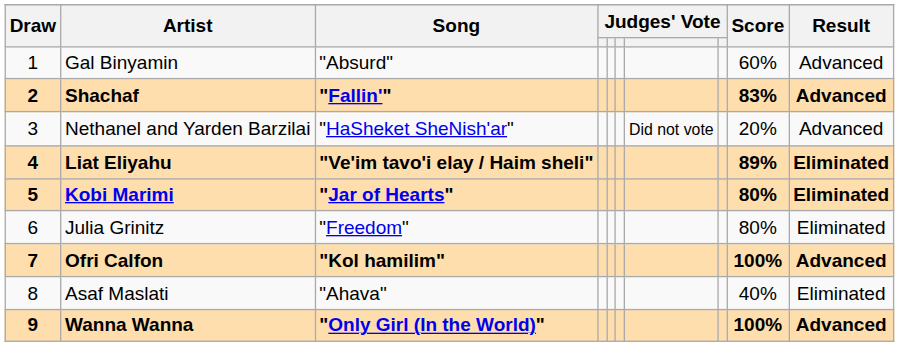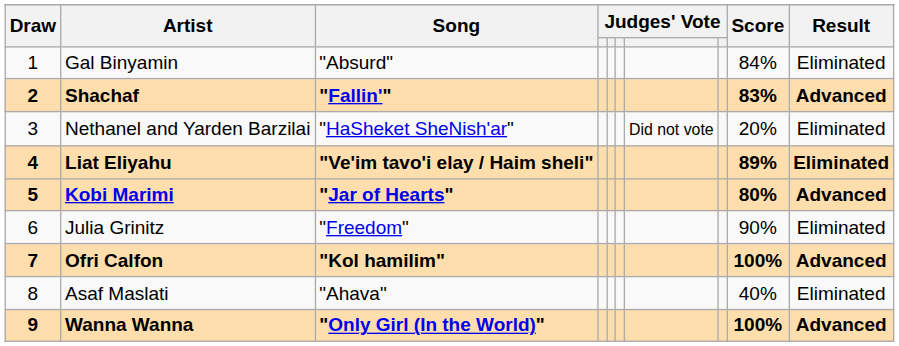(758, 63) 60% -> (758, 63) 84%
(841, 63) Advanced -> (841, 63) Eliminated
(841, 129) Advanced -> (841, 129) Eliminated
(841, 195) Eliminated -> (841, 195) Advanced
(758, 228) 80% -> (758, 228) 90%
